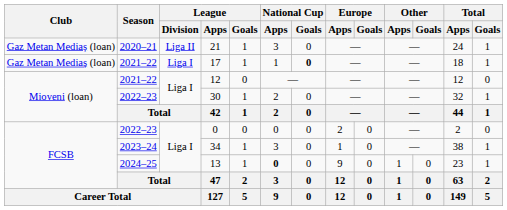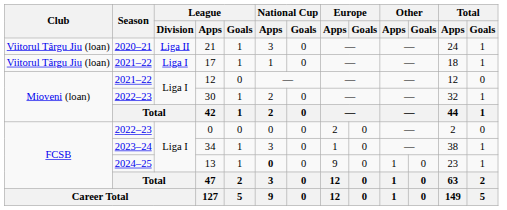(61, 46) Gaz Metan Mediaș (loan) -> (58, 46) Viitorul Târgu Jiu (loan)
(61, 63) Gaz Metan Mediaș (loan) -> (58, 63) Viitorul Târgu Jiu (loan)
(309, 63) bold -> (304, 63) normal
